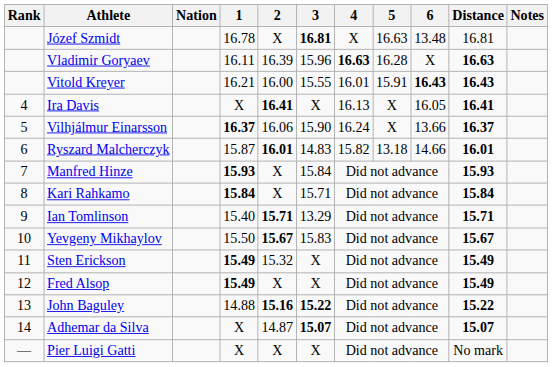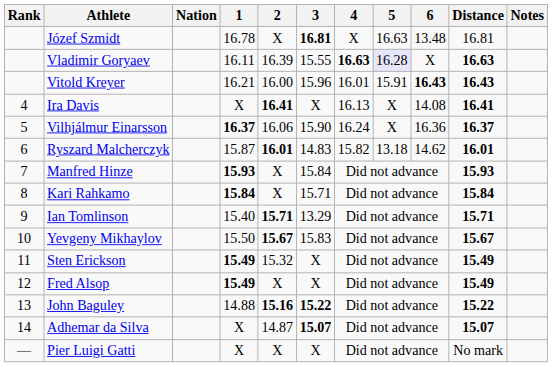(315, 60) 15.96 -> (315, 60) 15.55
(392, 60) no background -> (392, 60) lavender background
(315, 82) 15.55 -> (315, 82) 15.96
(430, 104) 16.05 -> (430, 104) 14.08
(430, 127) 13.66 -> (430, 127) 16.36
(430, 149) 14.66 -> (430, 149) 14.62
